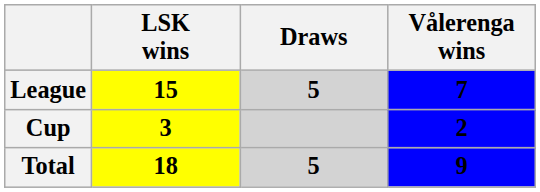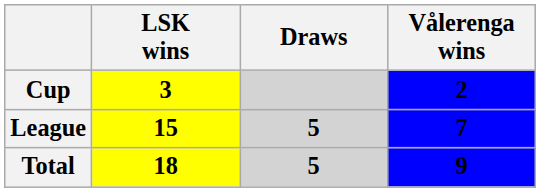rows swapped: (48, 89) <-> (48, 128)
